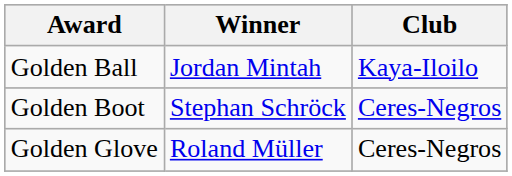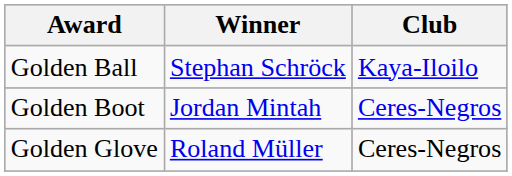(246, 66) Jordan Mintah -> (258, 66) Stephan Schröck
(258, 107) Stephan Schröck -> (246, 107) Jordan Mintah
